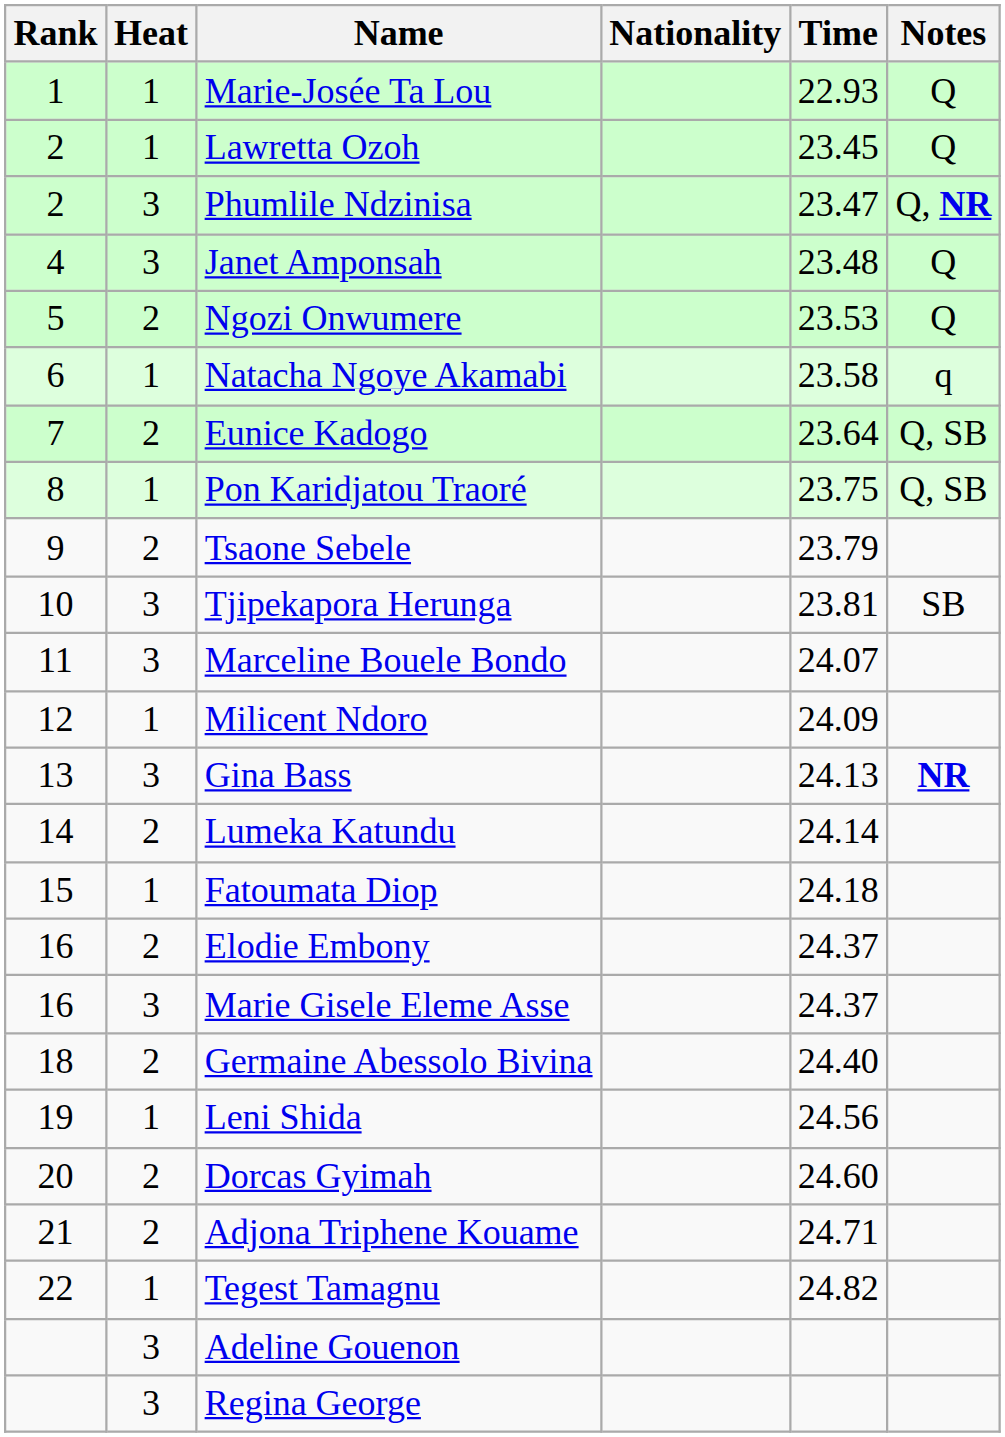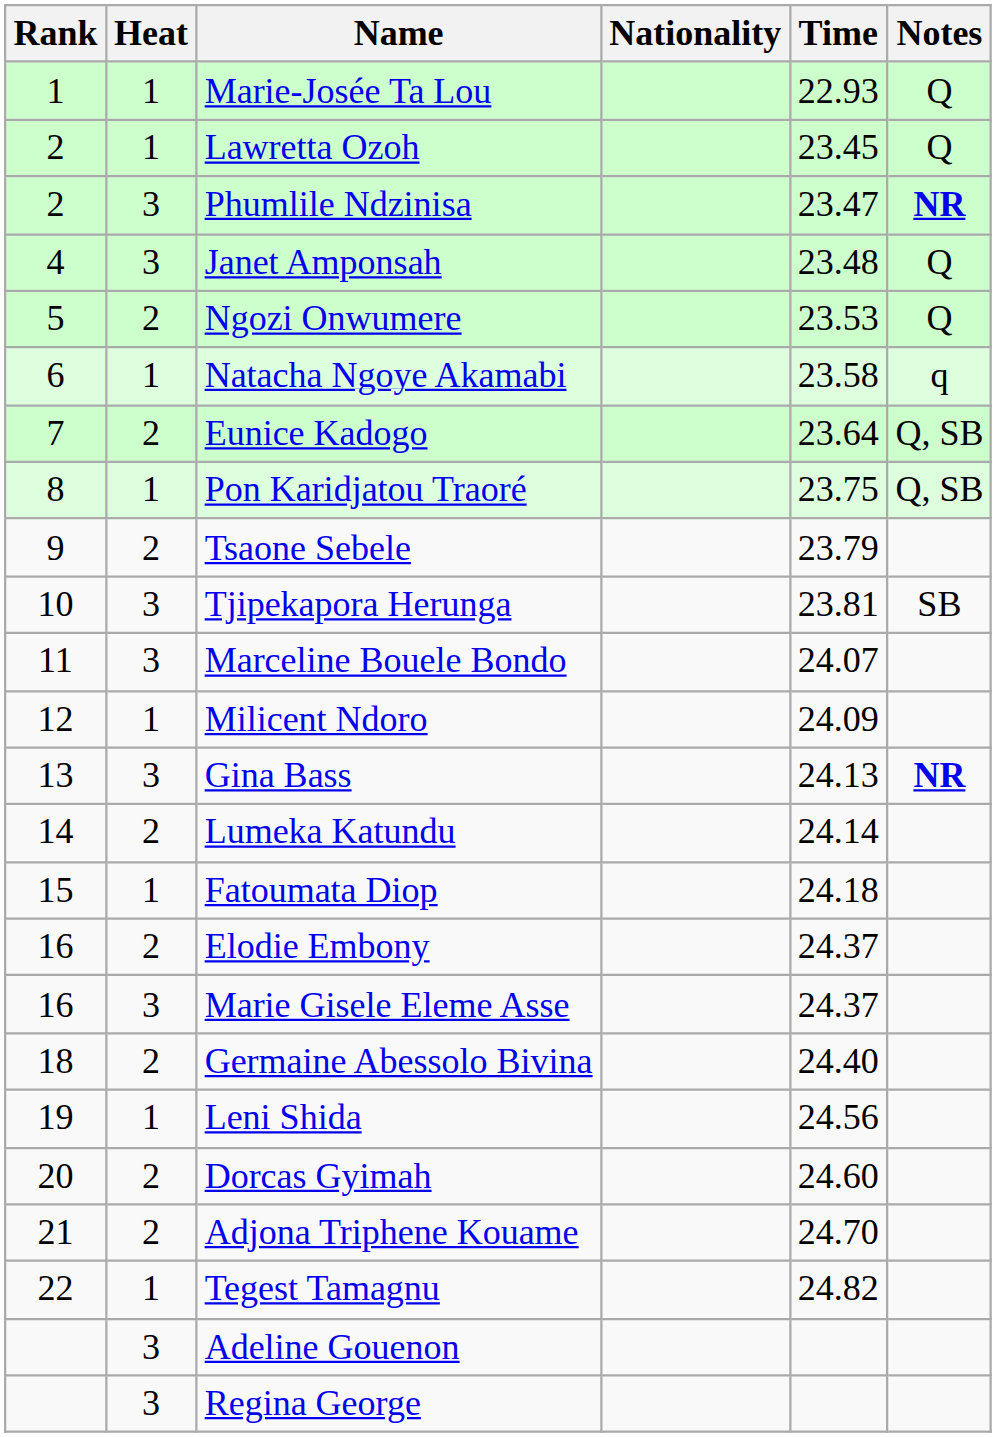(943, 204) Q, NR -> (939, 204) NR
(838, 1232) 24.71 -> (838, 1232) 24.70
